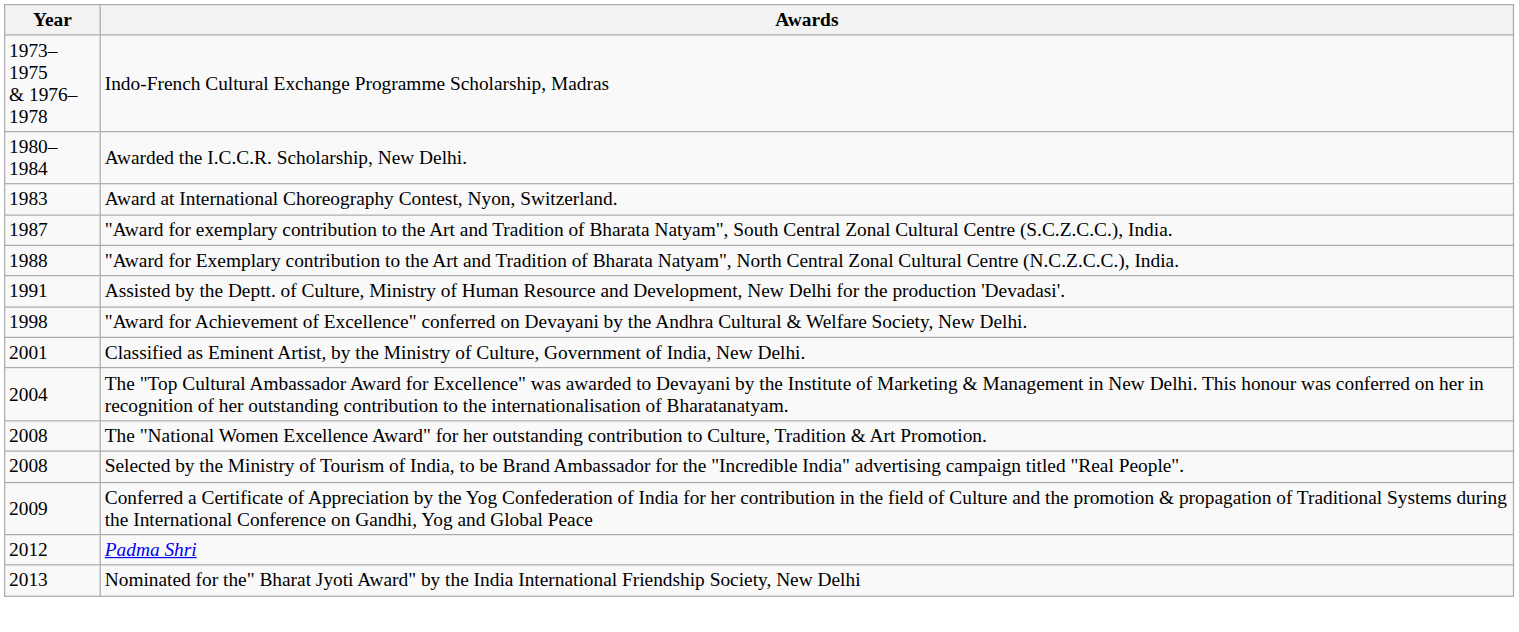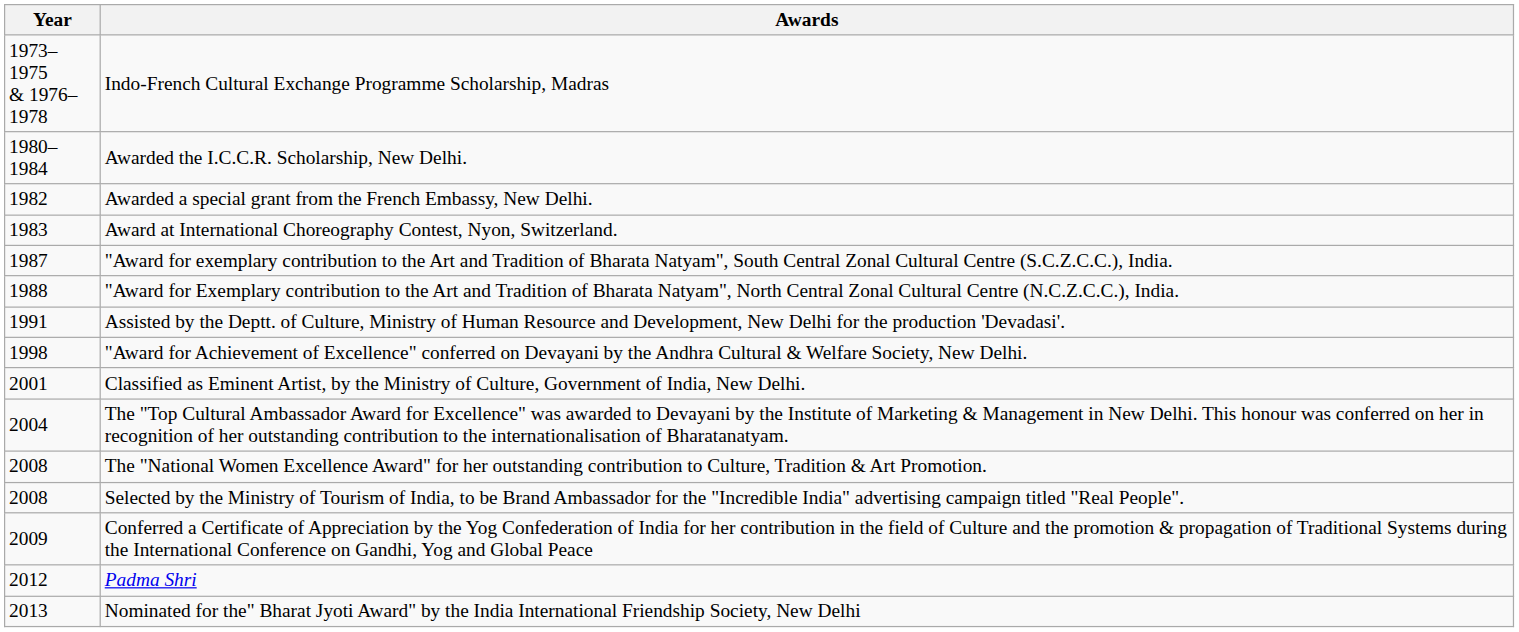+ row: (349, 199)
